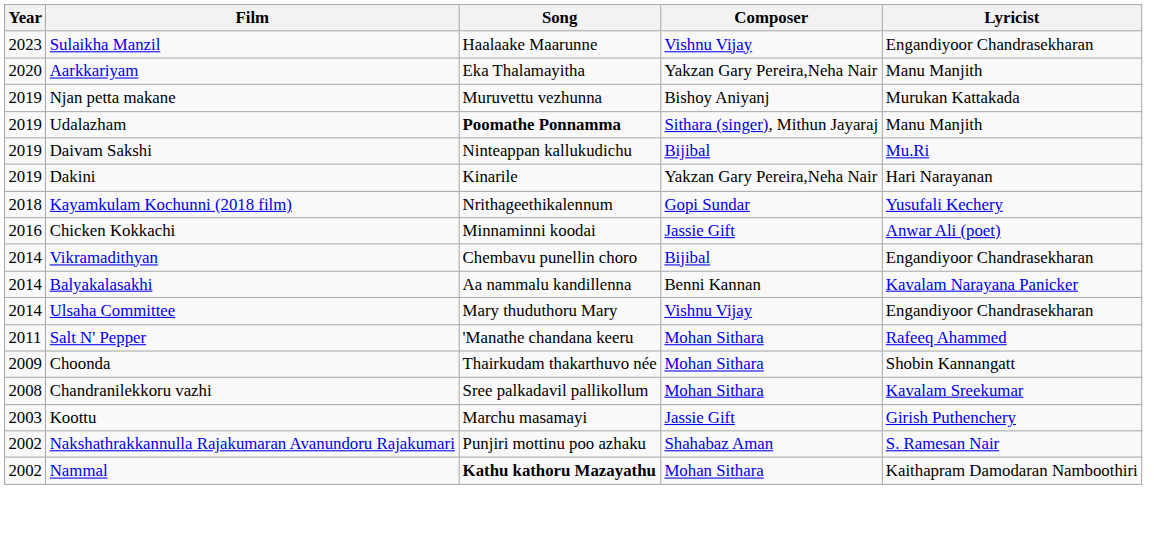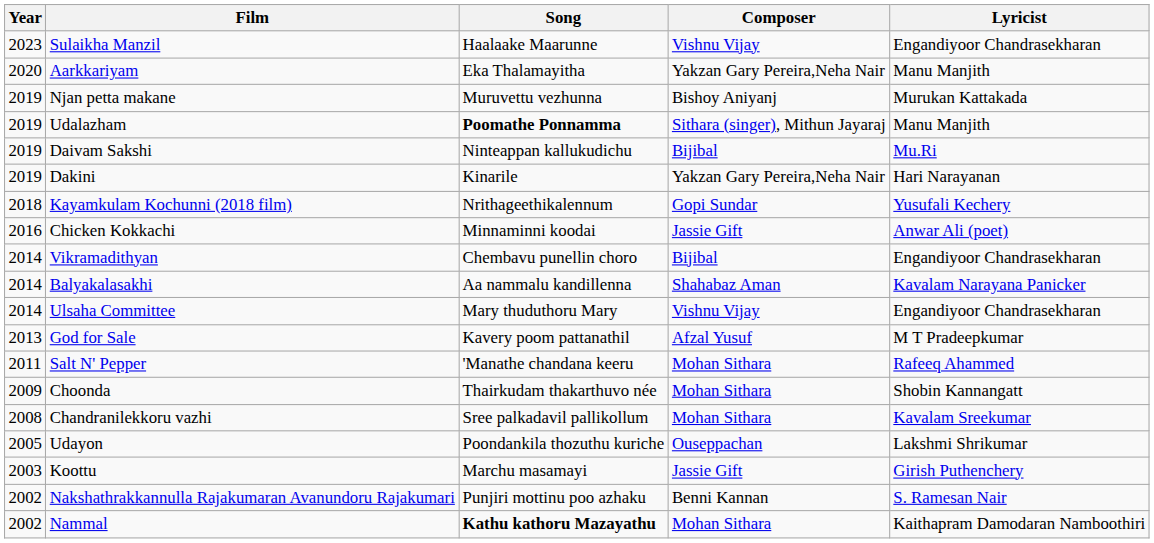(713, 284) Benni Kannan -> (726, 284) Shahabaz Aman
+ row: (93, 337)
+ row: (76, 444)
(719, 444) Shahabaz Aman -> (720, 497) Benni Kannan
